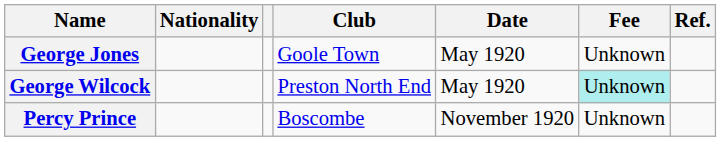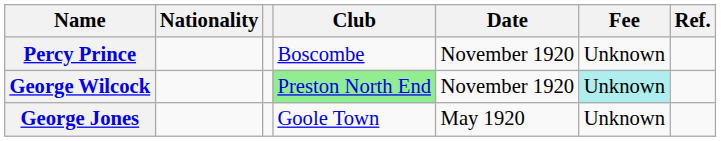rows swapped: (80, 53) <-> (80, 119)
(354, 86) no background -> (354, 86) lightgreen background
(483, 86) May 1920 -> (507, 86) November 1920
